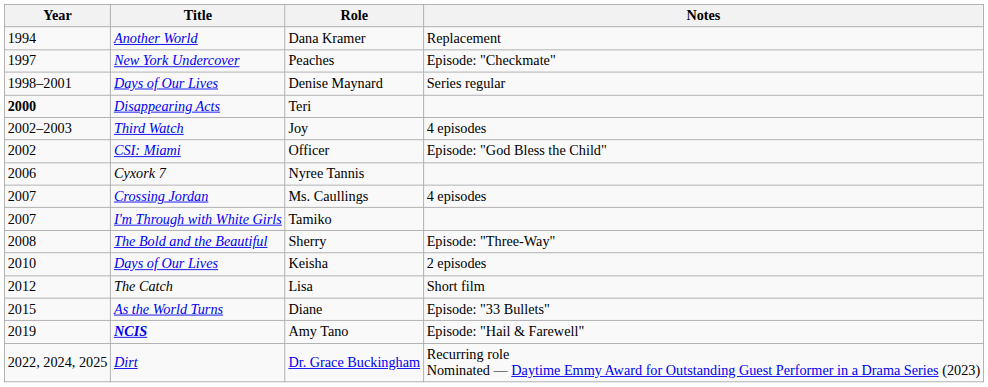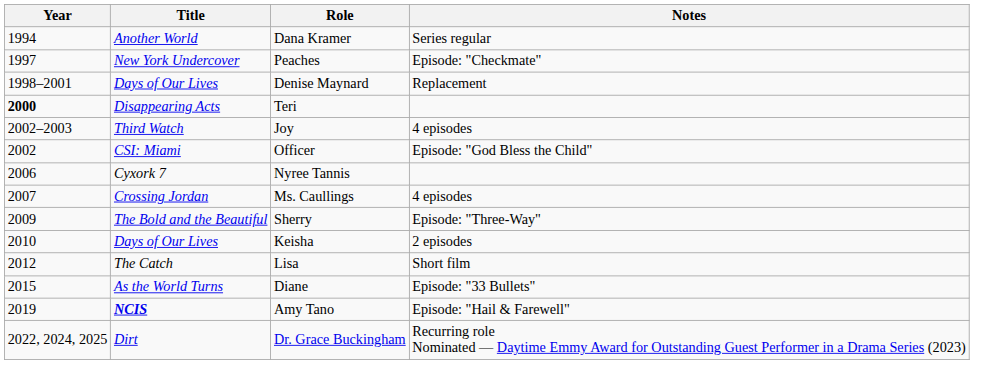(464, 38) Replacement -> (452, 38) Series regular
(466, 83) Series regular -> (449, 83) Replacement
- row: (310, 219)
(22, 241) 2008 -> (22, 219) 2009
